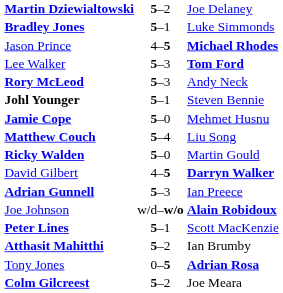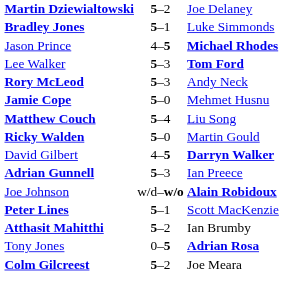- row: (42, 100)
